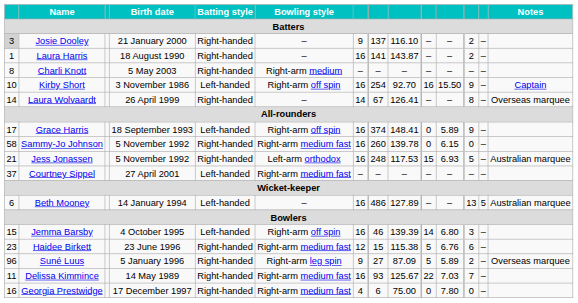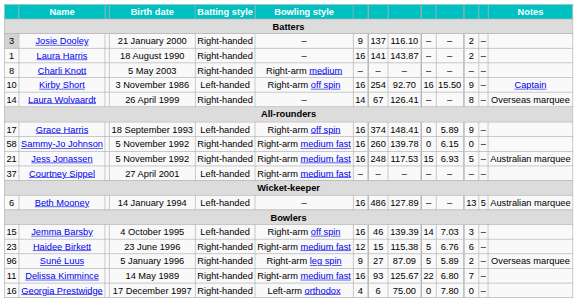(304, 159) Left-arm orthodox -> (304, 159) Right-arm medium fast
(450, 232) 6.80 -> (450, 232) 7.03
(450, 276) 7.03 -> (450, 276) 6.80
(304, 291) Right-arm medium fast -> (304, 291) Left-arm orthodox
